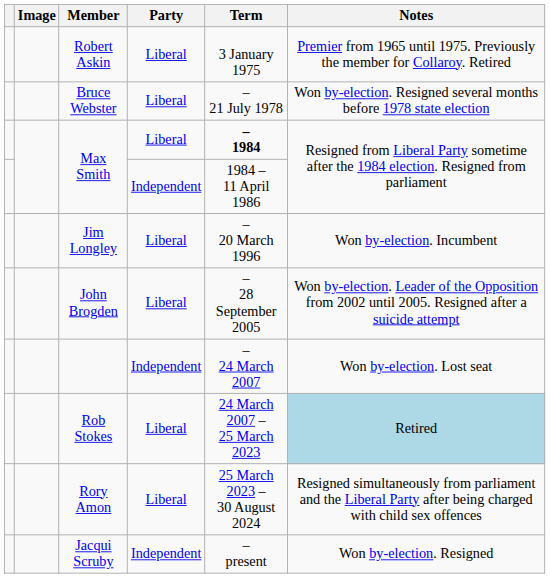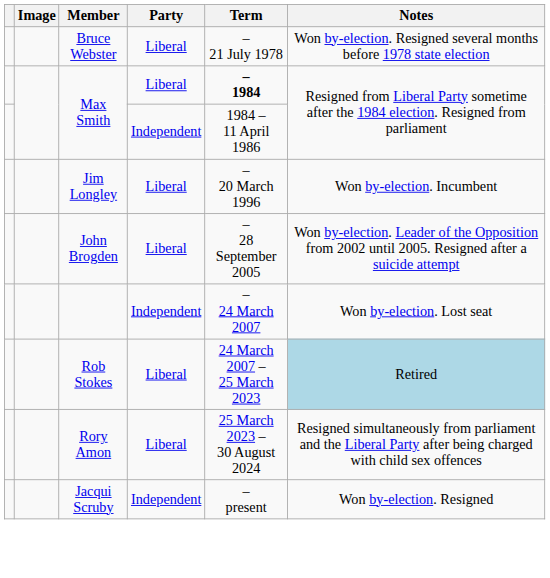- row: (93, 54)
